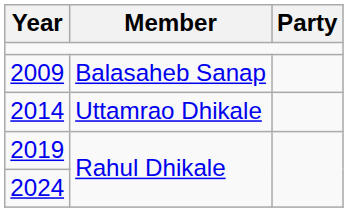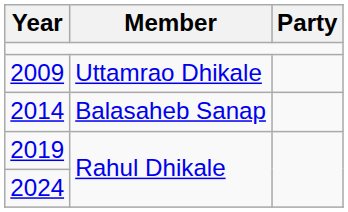(171, 73) Balasaheb Sanap -> (169, 73) Uttamrao Dhikale
(169, 111) Uttamrao Dhikale -> (171, 111) Balasaheb Sanap
